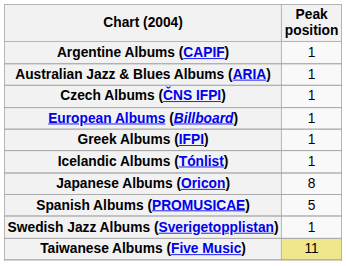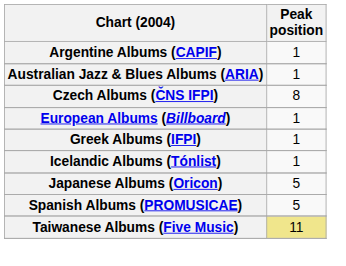(312, 96) 1 -> (296, 96) 8
(312, 183) 8 -> (296, 183) 5
- row: (143, 227)
